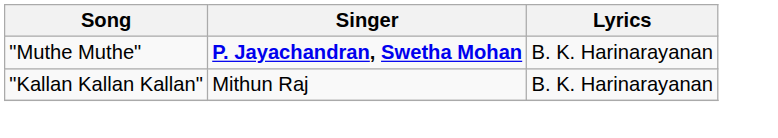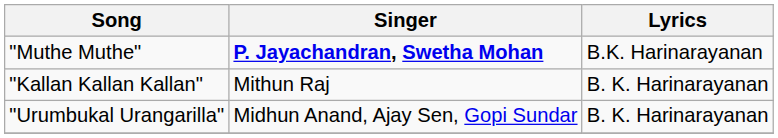(622, 52) B. K. Harinarayanan -> (675, 52) B.K. Harinarayanan
+ row: (117, 116)
